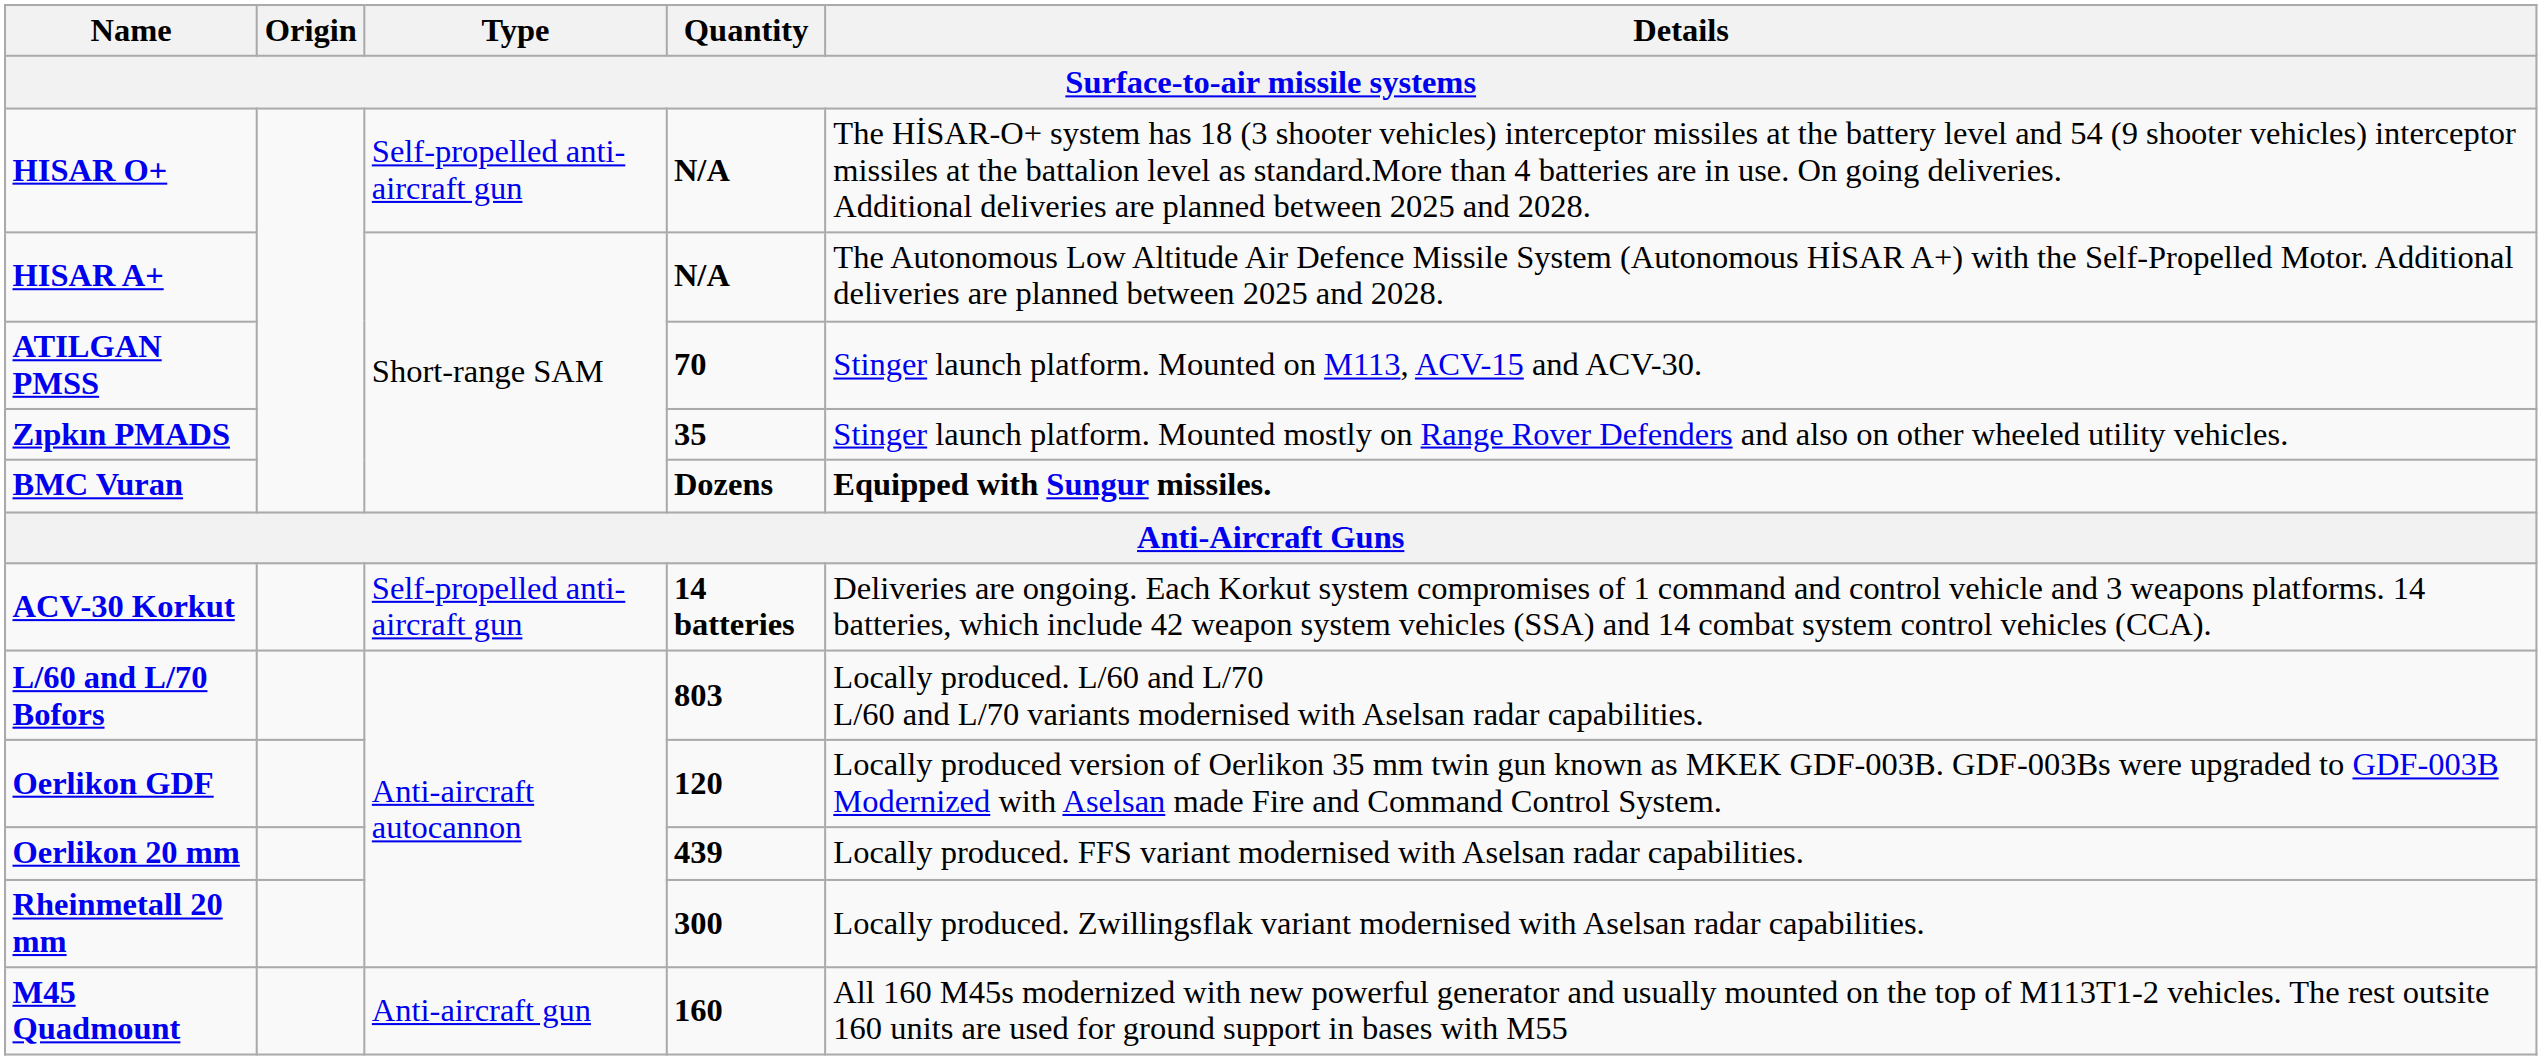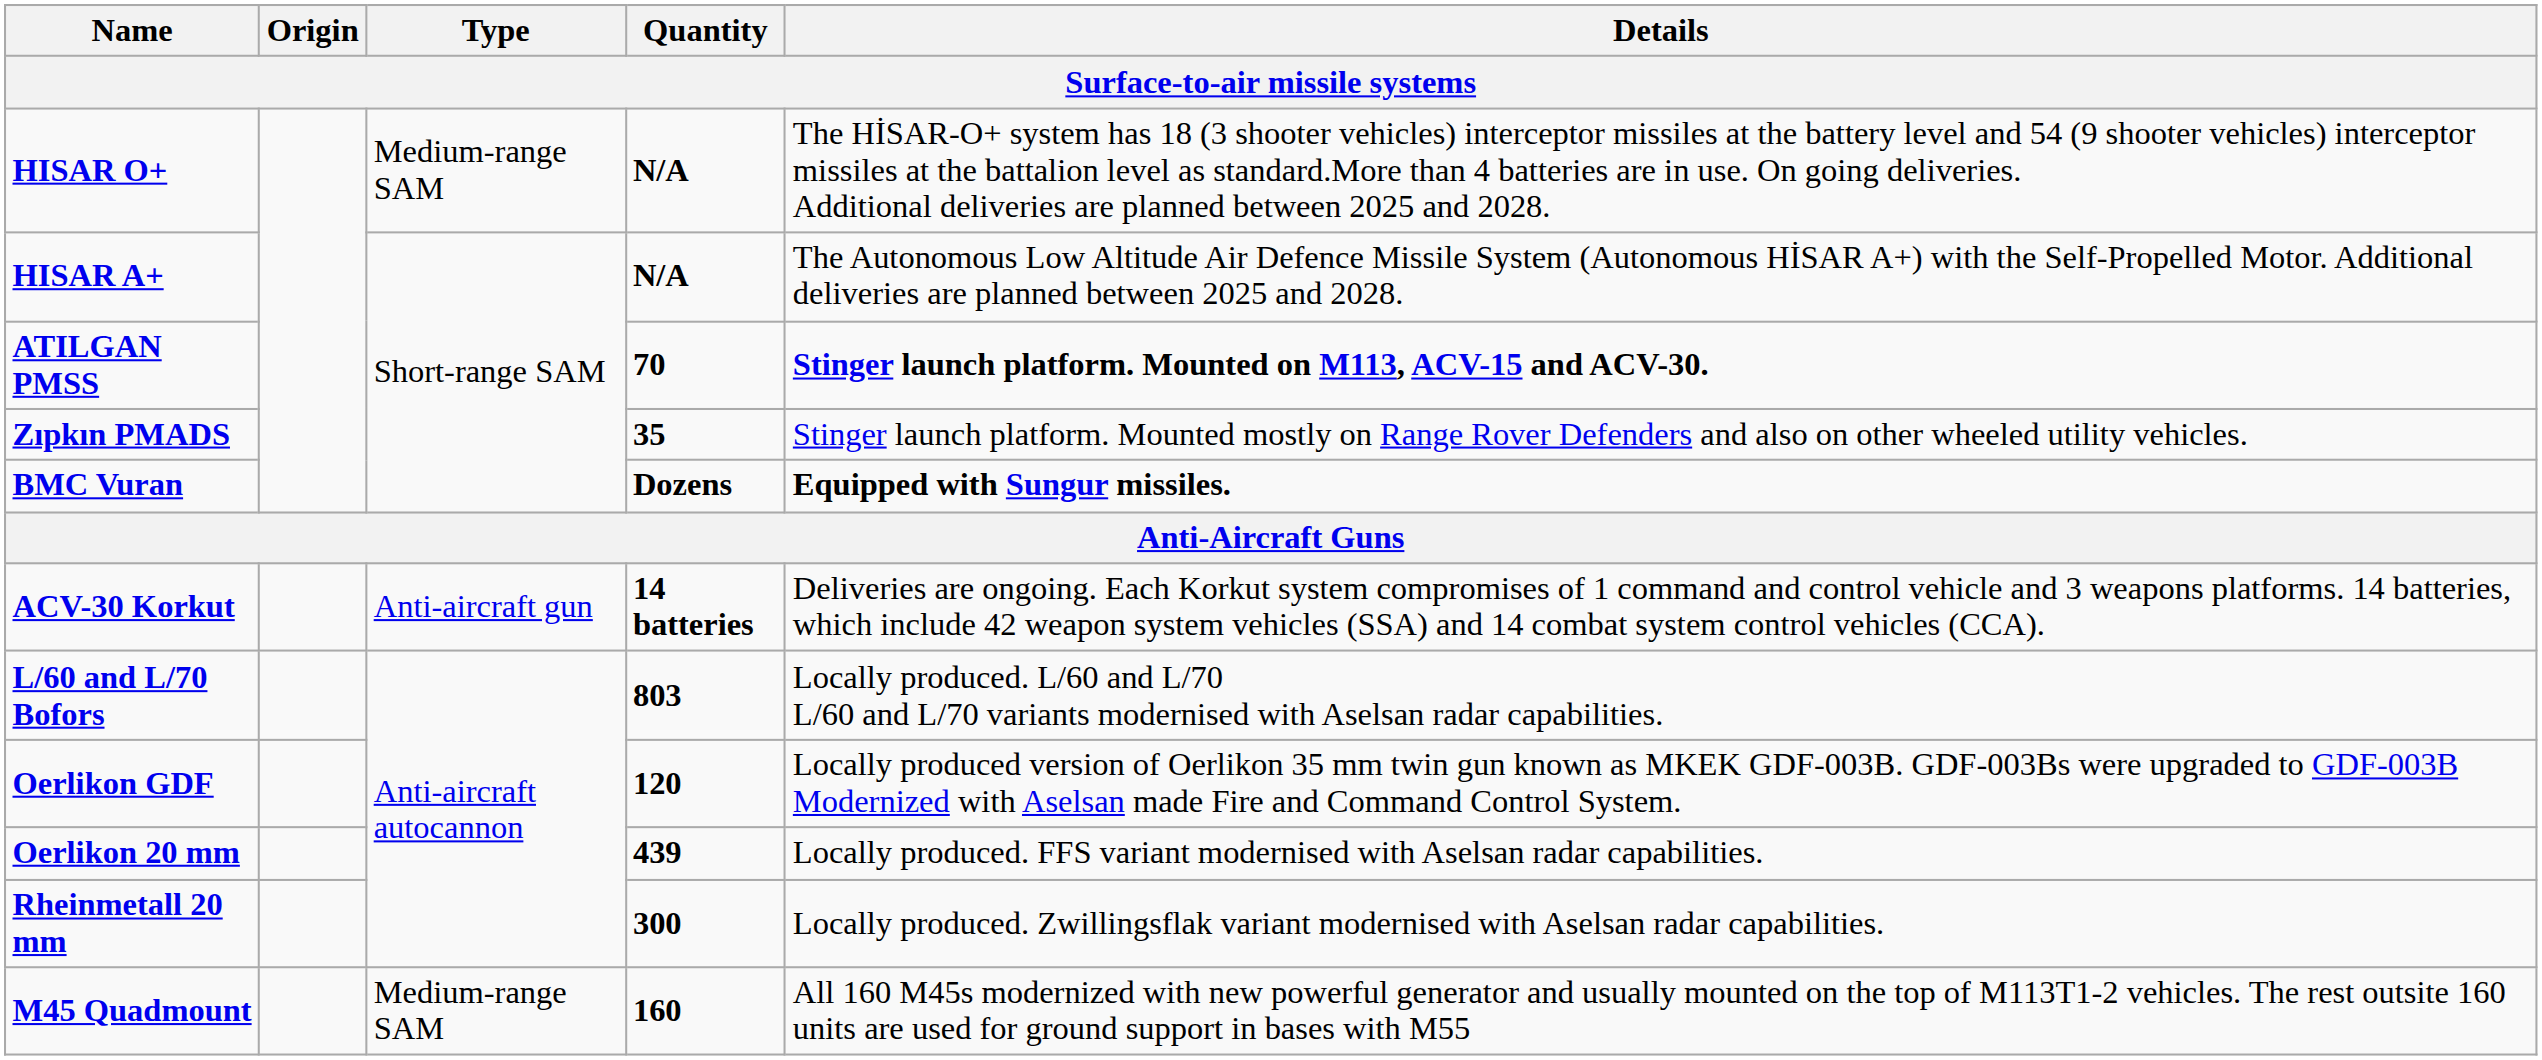(499, 169) Self-propelled anti-aircraft gun -> (470, 169) Medium-range SAM
(1268, 364) normal -> (1251, 364) bold
(499, 606) Self-propelled anti-aircraft gun -> (483, 606) Anti-aircraft gun
(481, 1010) Anti-aircraft gun -> (470, 1010) Medium-range SAM
